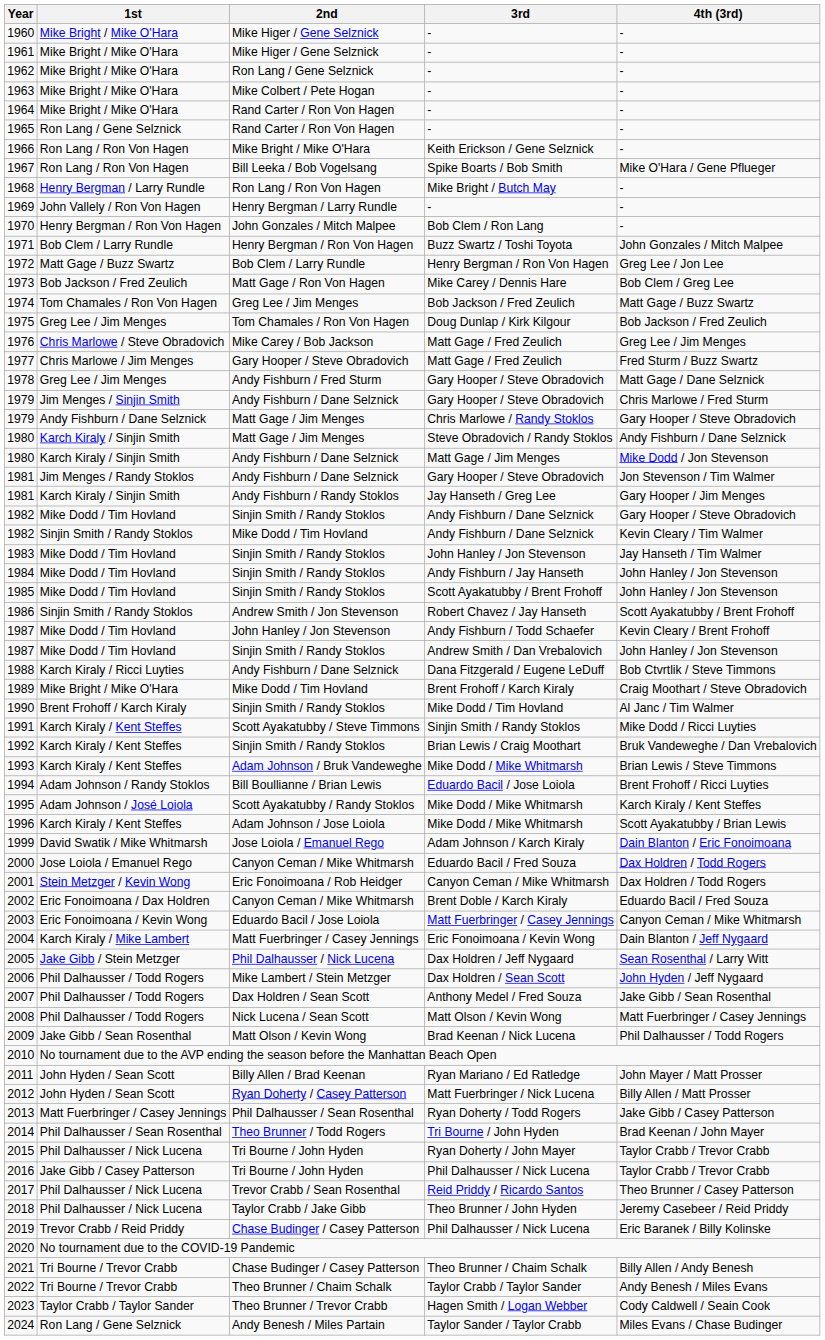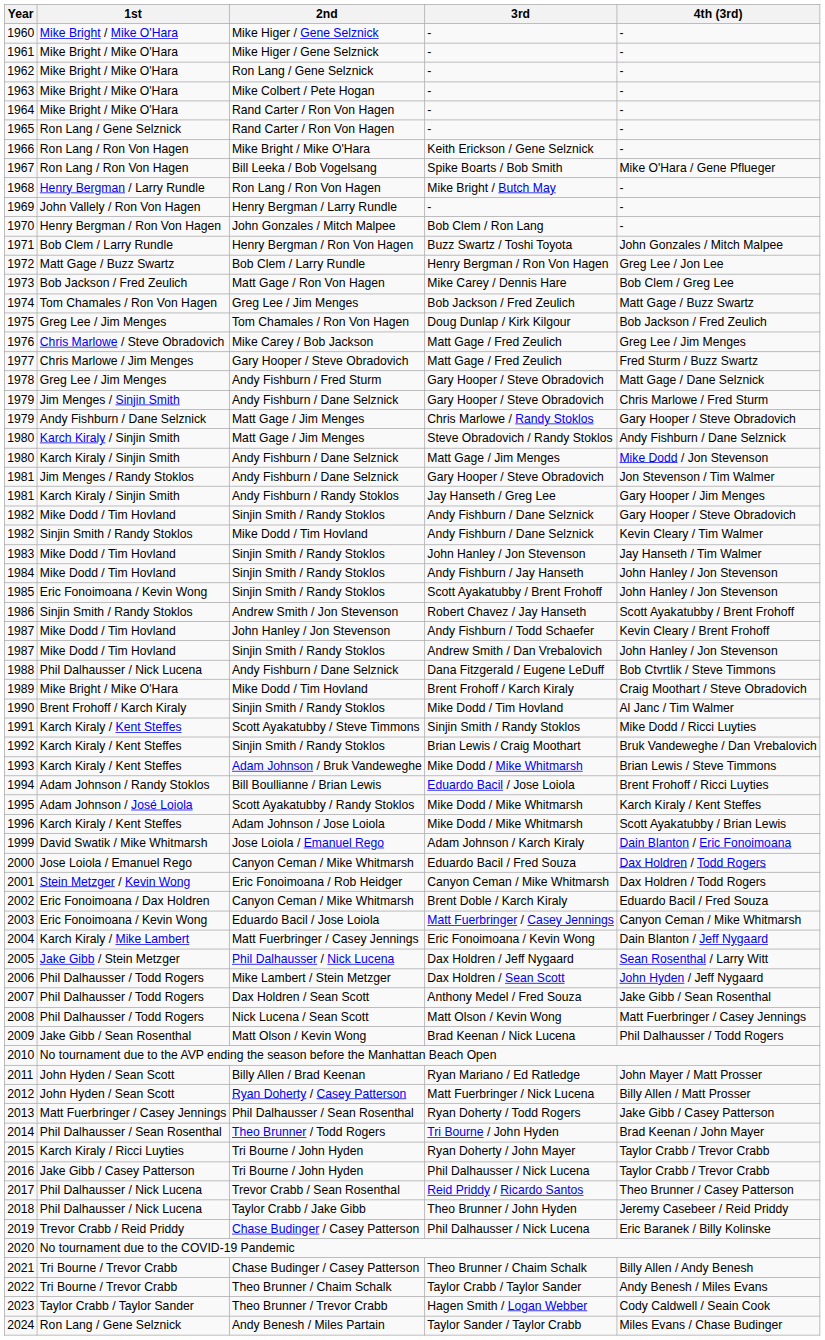(108, 592) Mike Dodd / Tim Hovland -> (124, 592) Eric Fonoimoana / Kevin Wong
(112, 669) Karch Kiraly / Ricci Luyties -> (121, 669) Phil Dalhausser / Nick Lucena
(121, 1151) Phil Dalhausser / Nick Lucena -> (112, 1151) Karch Kiraly / Ricci Luyties
